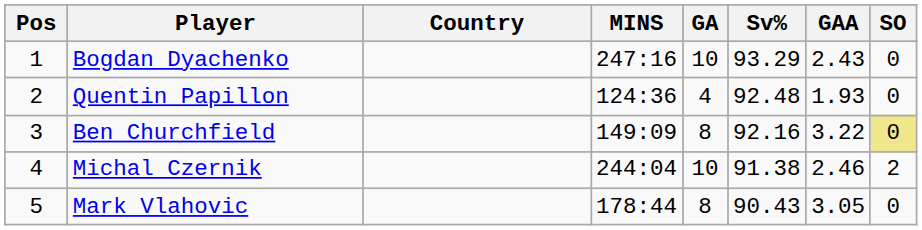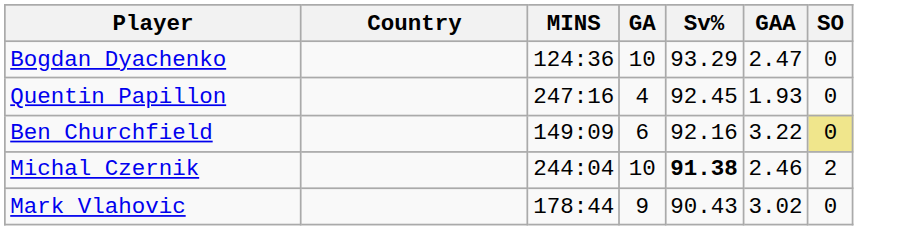- column: (36, 23)
(636, 60) 247:16 -> (574, 60) 124:36
(838, 60) 2.43 -> (776, 60) 2.47
(636, 97) 124:36 -> (574, 97) 247:16
(767, 97) 92.48 -> (704, 97) 92.45
(705, 133) 8 -> (642, 133) 6
(767, 170) normal -> (704, 170) bold
(705, 206) 8 -> (642, 206) 9
(838, 206) 3.05 -> (776, 206) 3.02
